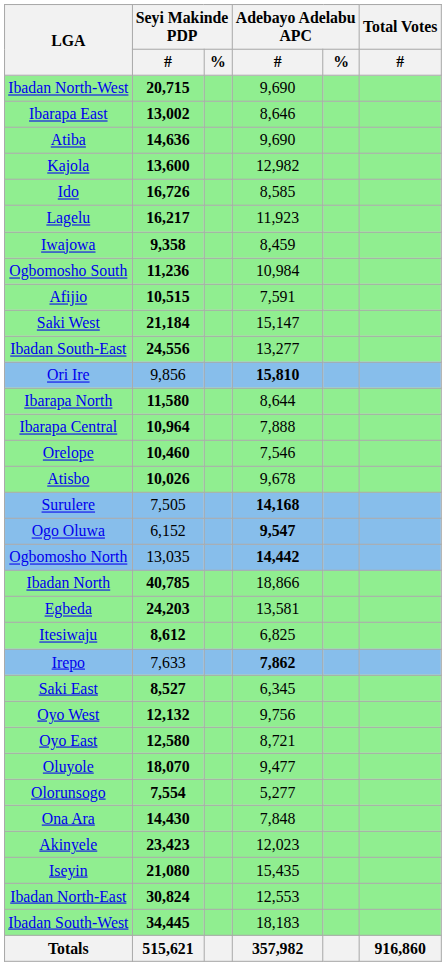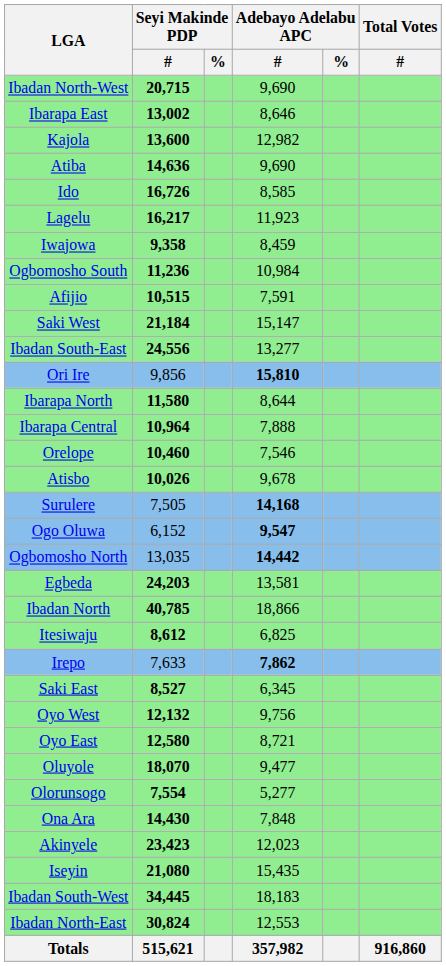rows swapped: (68, 140) <-> (68, 166)
rows swapped: (68, 583) <-> (68, 609)
rows swapped: (68, 896) <-> (68, 922)
